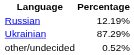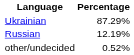rows swapped: (25, 34) <-> (22, 20)
